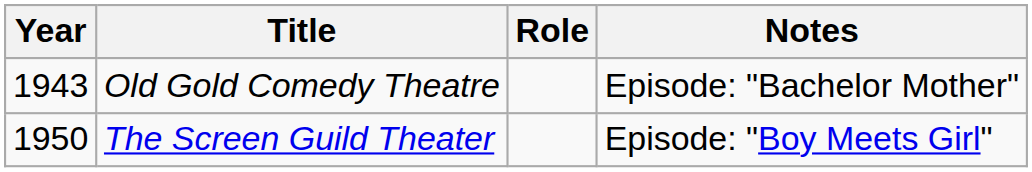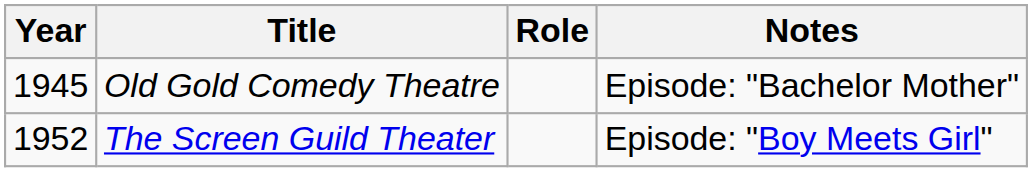(51, 85) 1943 -> (51, 85) 1945
(51, 138) 1950 -> (51, 138) 1952
